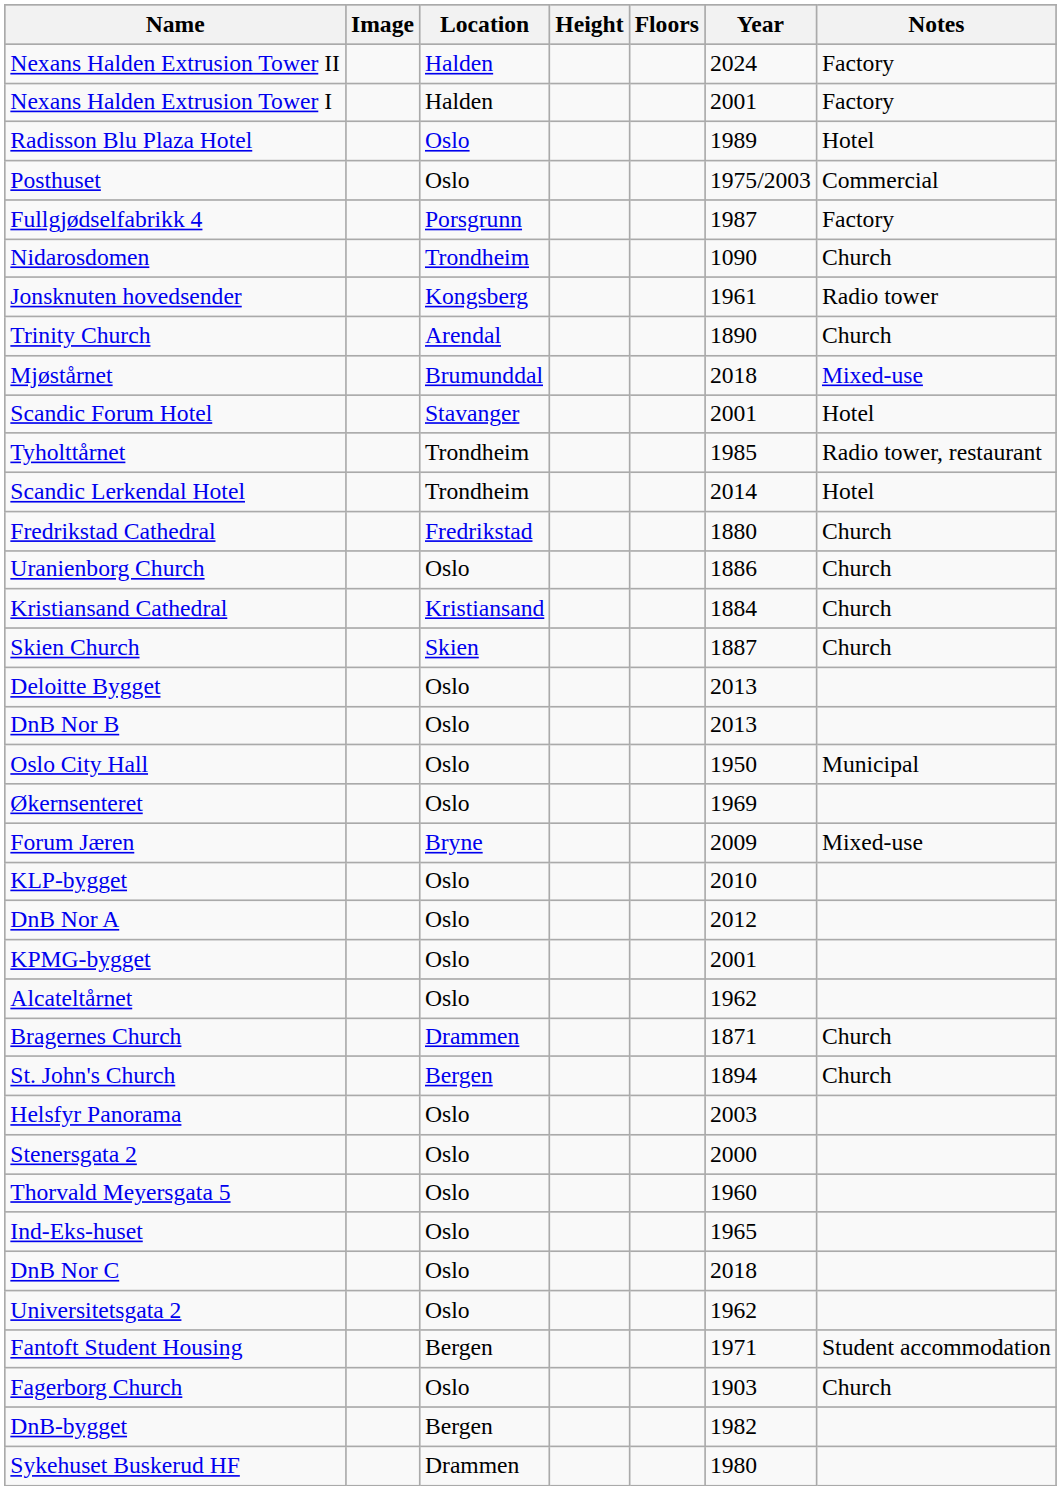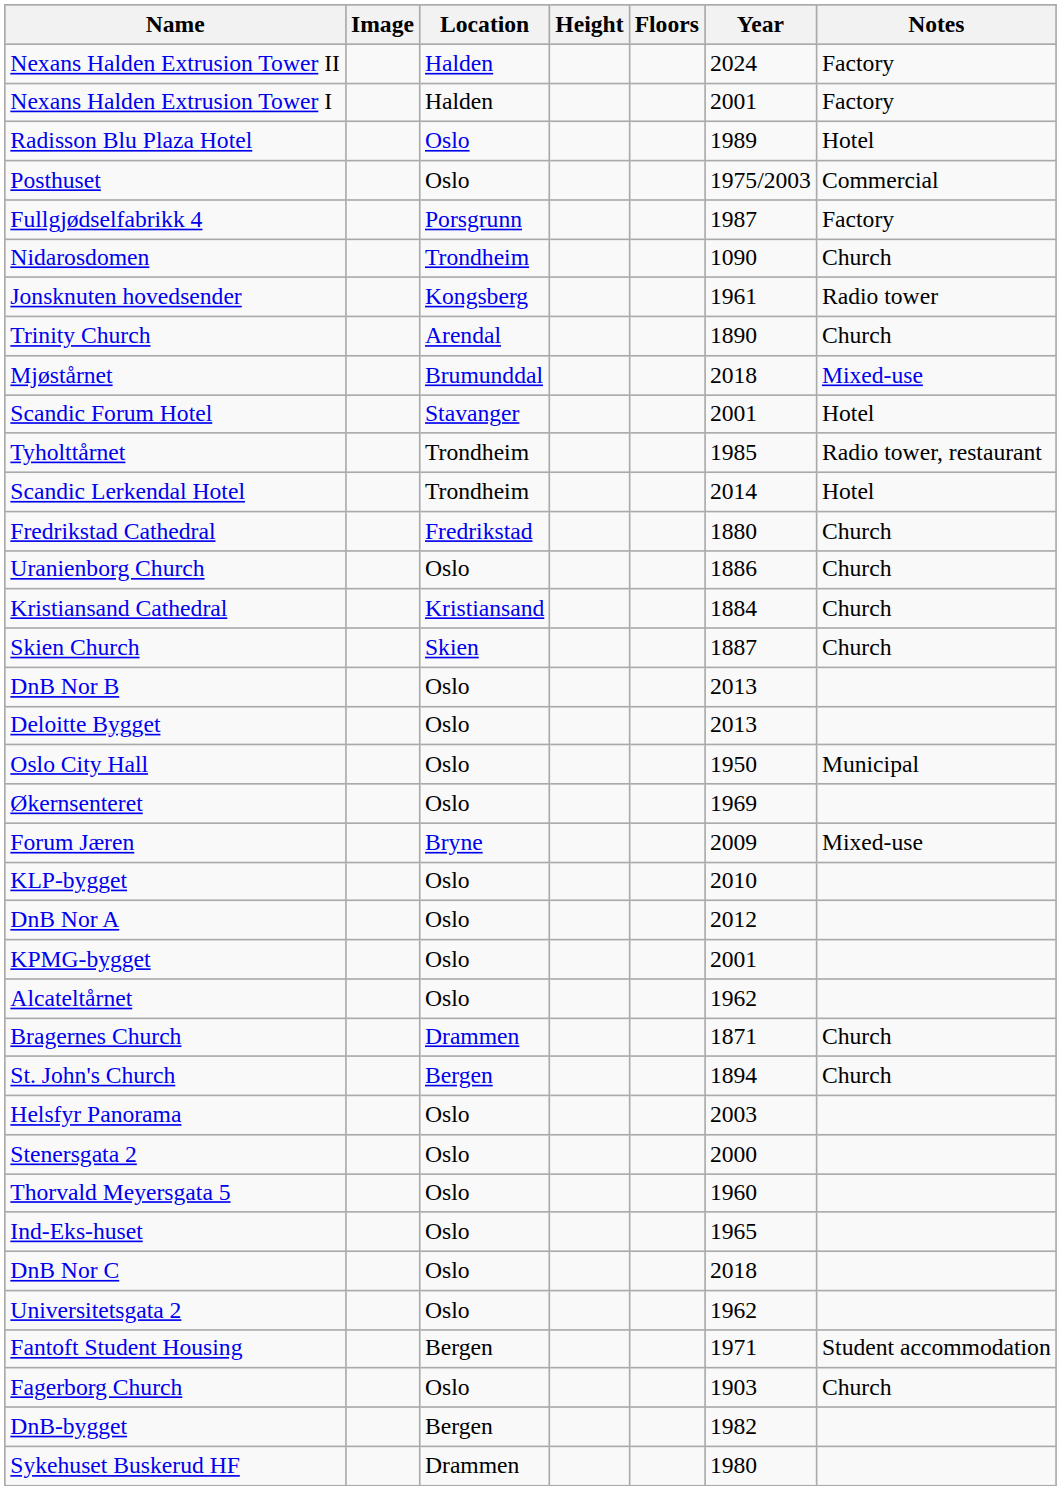rows swapped: (65, 725) <-> (85, 686)
